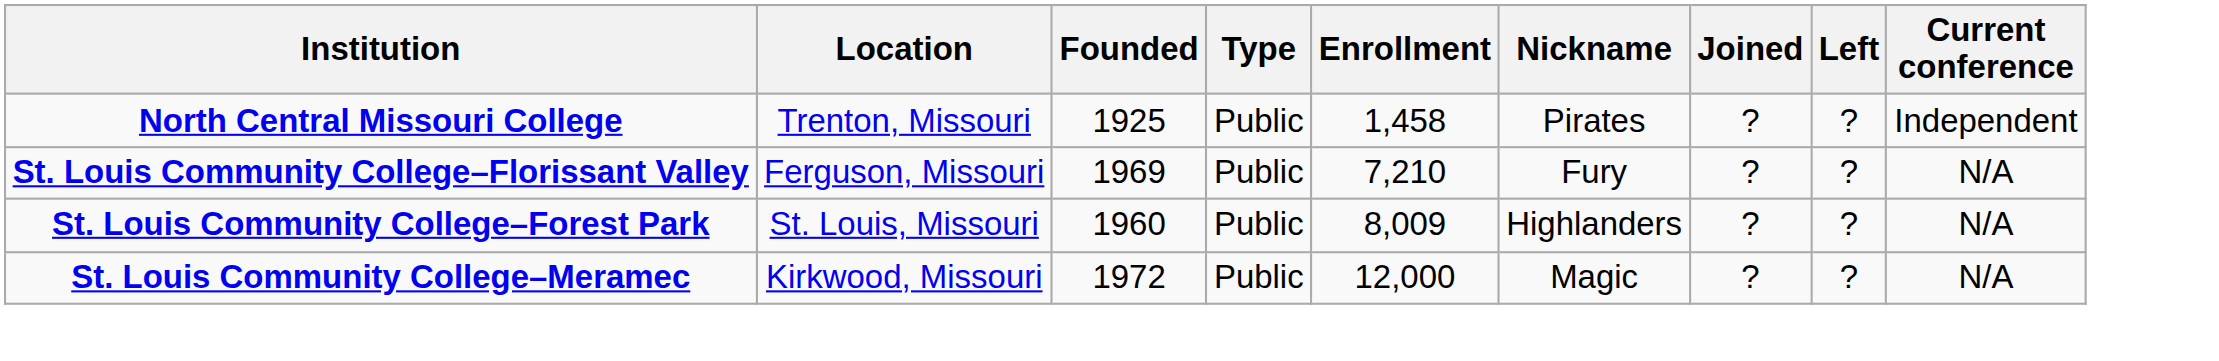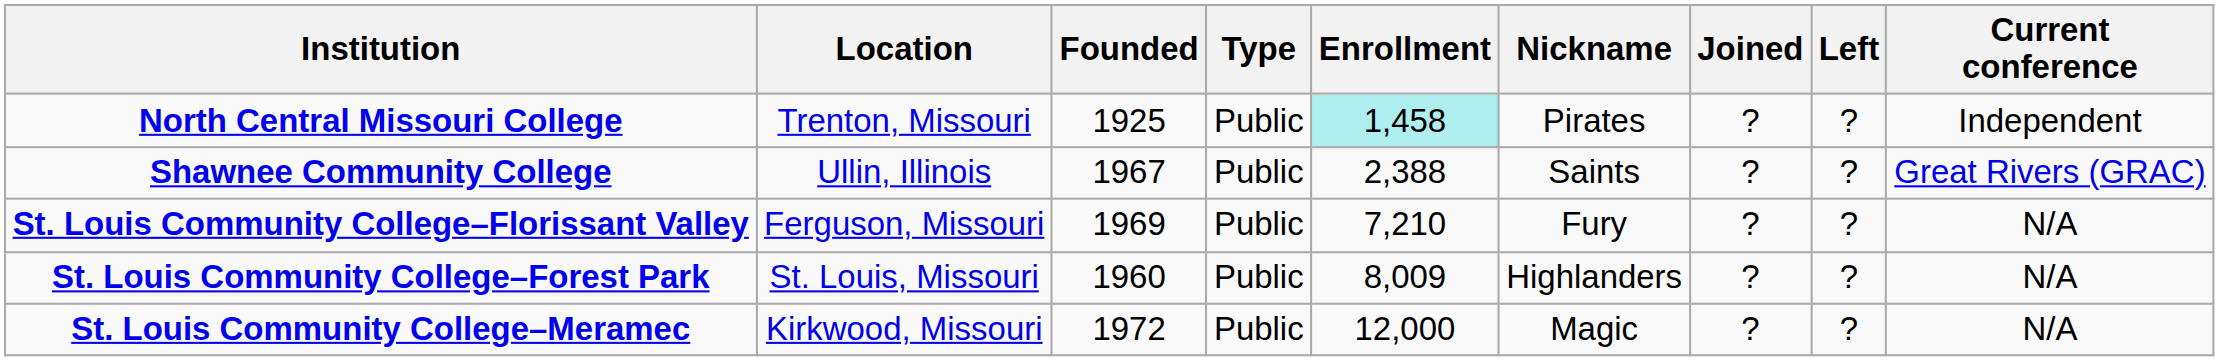(1405, 119) no background -> (1405, 119) paleturquoise background
+ row: (381, 172)
